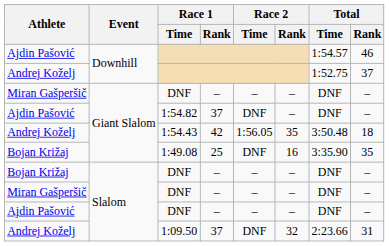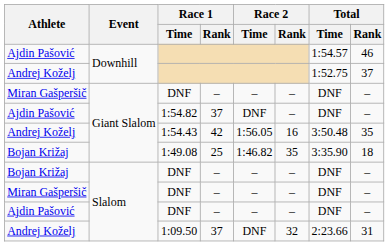(292, 133) 35 -> (292, 133) 16
(367, 133) 18 -> (367, 133) 35
(254, 152) DNF -> (254, 152) 1:46.82
(292, 152) 16 -> (292, 152) 35
(367, 152) 35 -> (367, 152) 18
